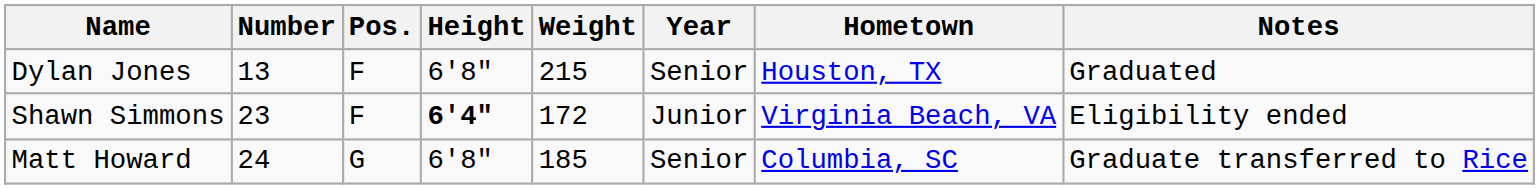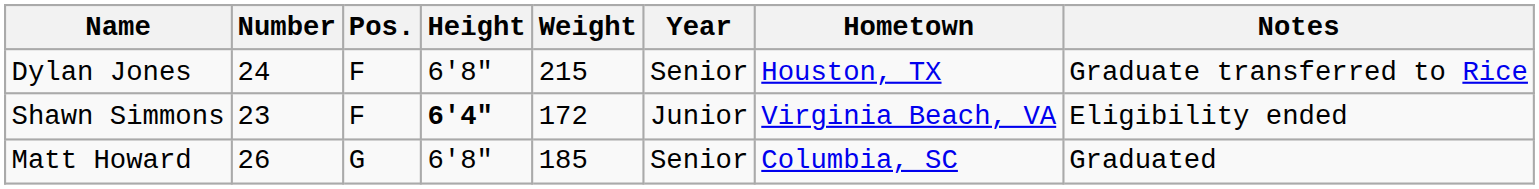(254, 72) 13 -> (254, 72) 24
(1143, 72) Graduated -> (1299, 72) Graduate transferred to Rice
(254, 161) 24 -> (254, 161) 26
(1299, 161) Graduate transferred to Rice -> (1143, 161) Graduated
